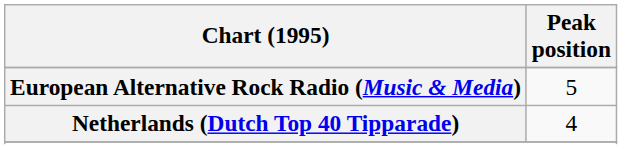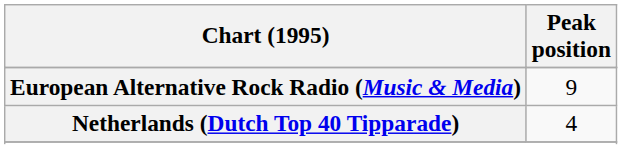(571, 86) 5 -> (571, 86) 9
